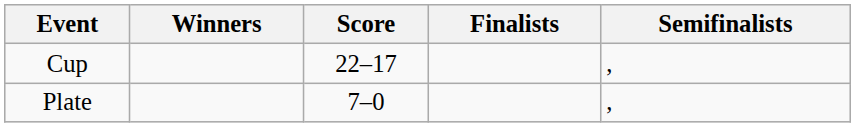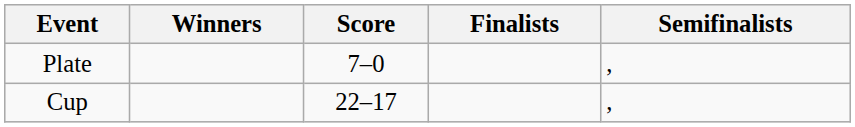rows swapped: (67, 63) <-> (67, 102)
